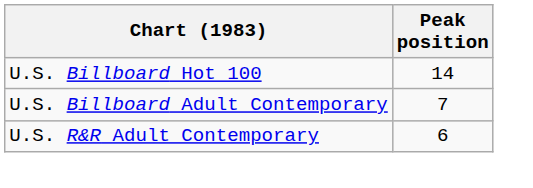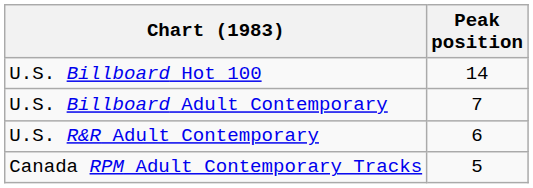+ row: (216, 167)
